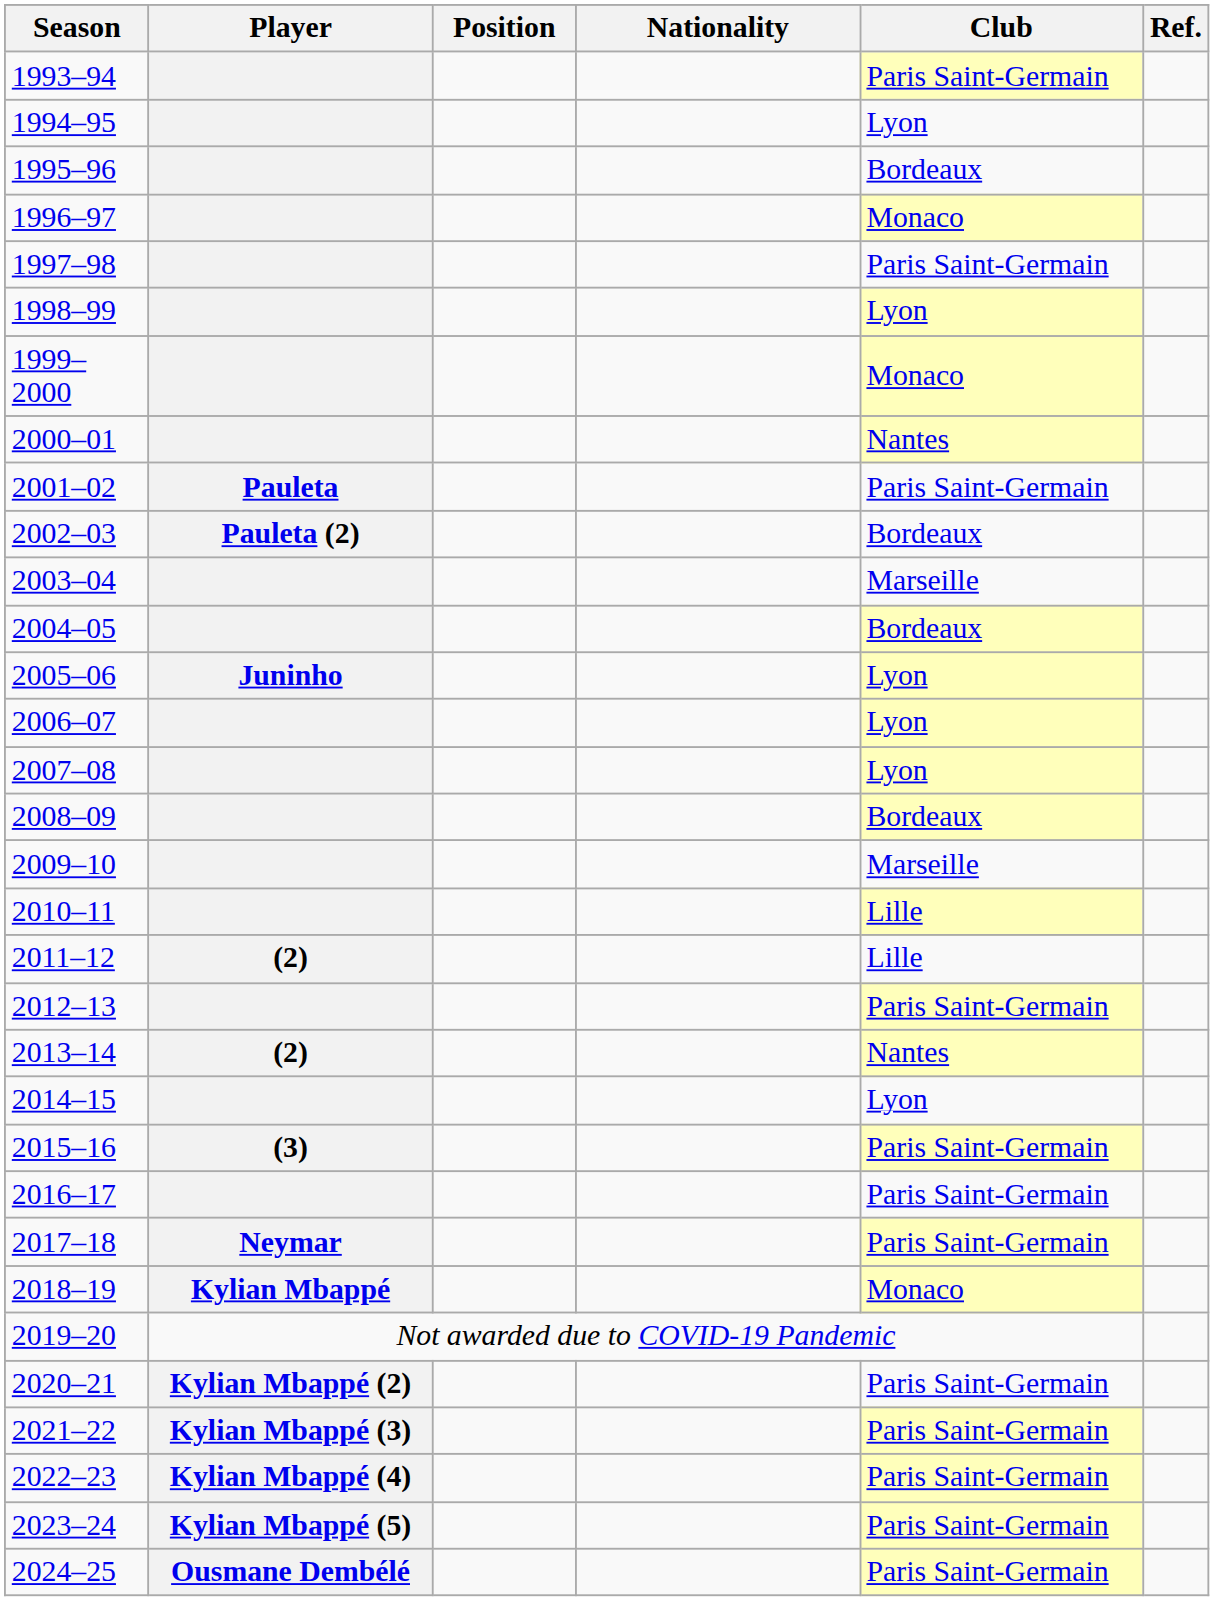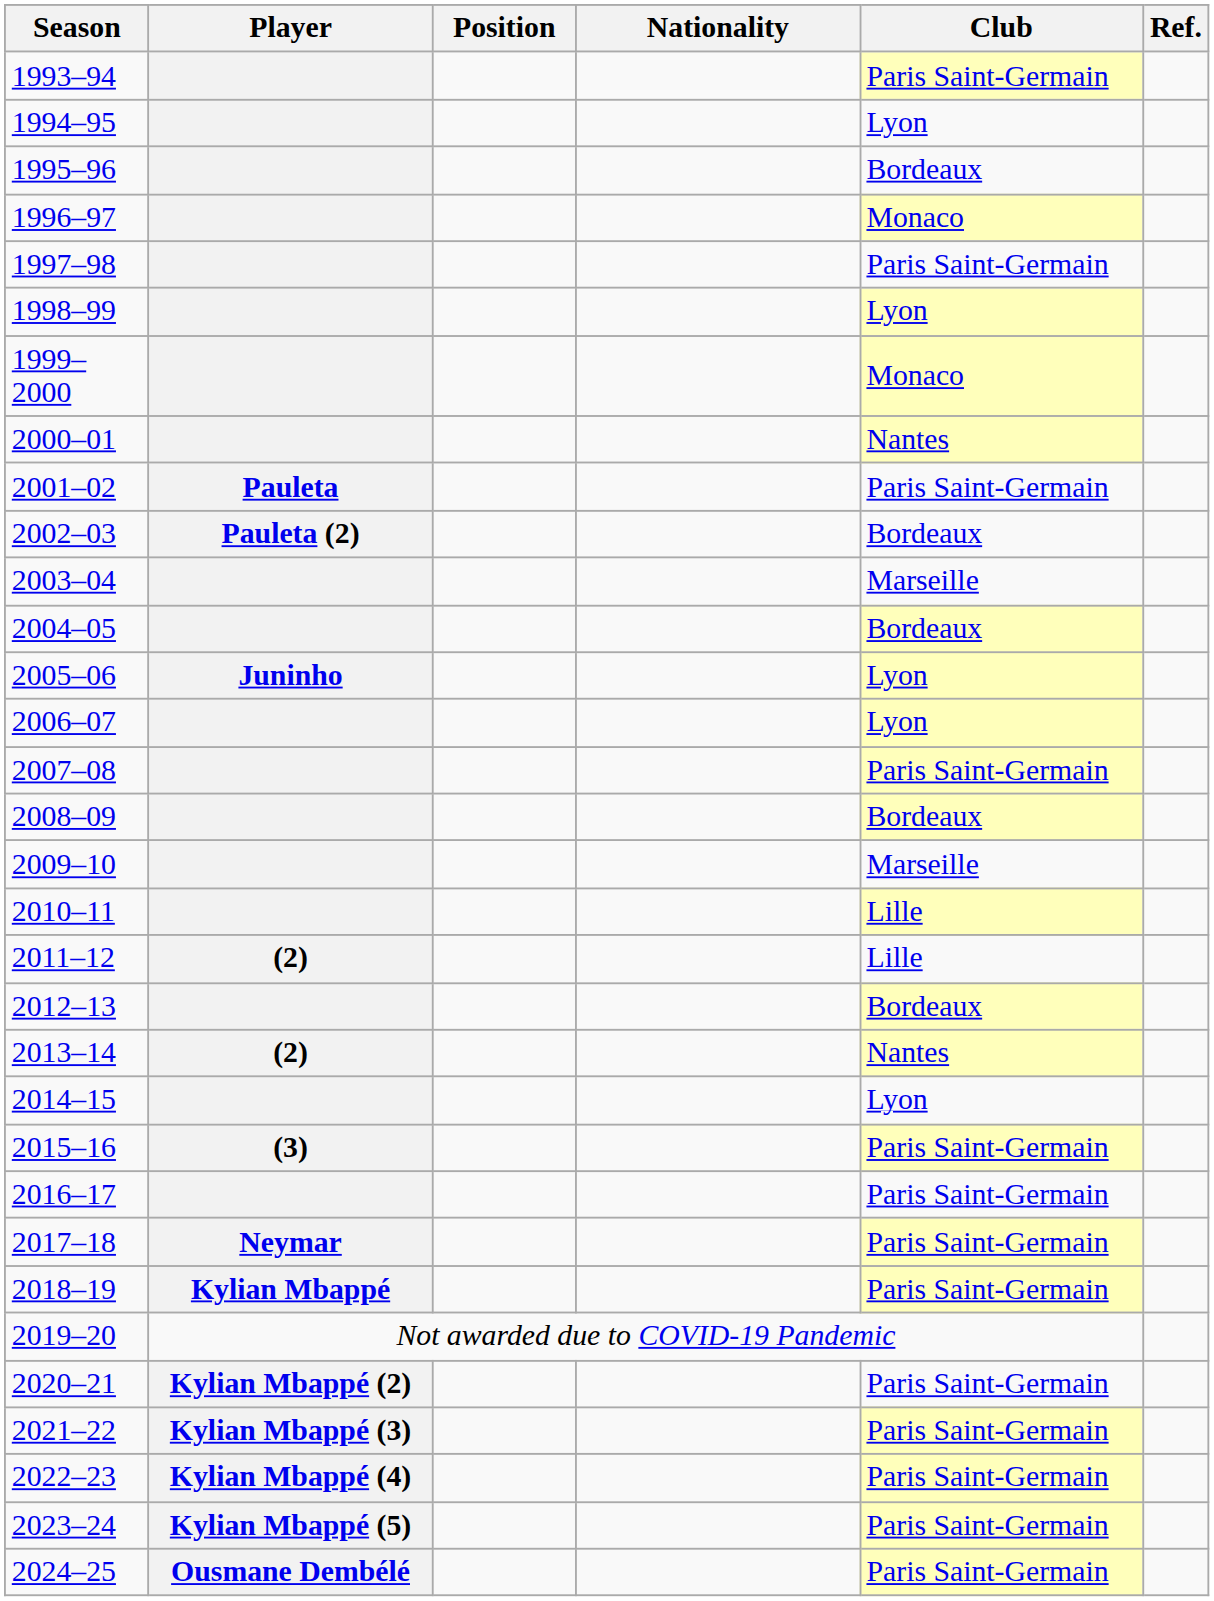(897, 769) Lyon -> (988, 769) Paris Saint-Germain
(988, 1005) Paris Saint-Germain -> (924, 1005) Bordeaux
(915, 1288) Monaco -> (988, 1288) Paris Saint-Germain
